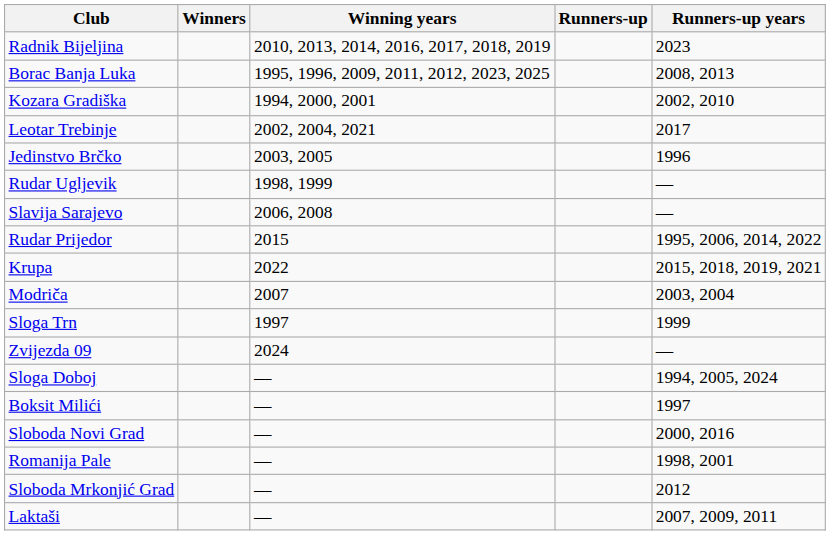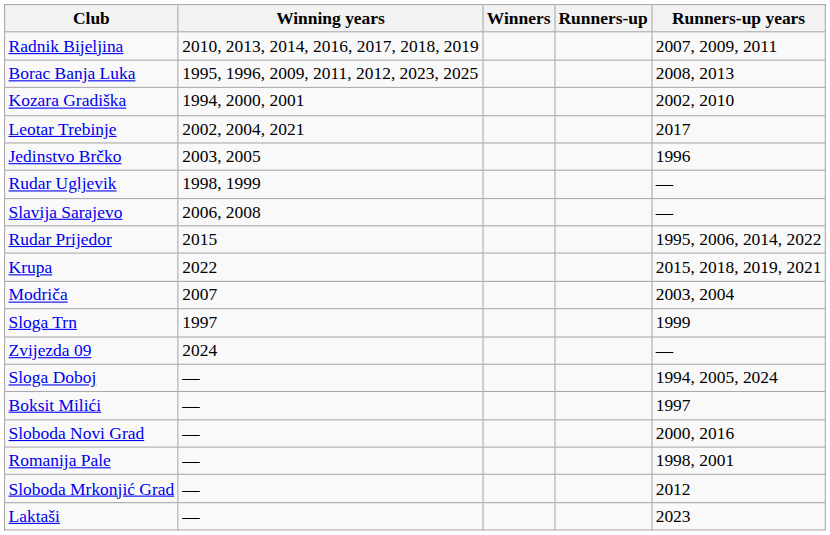columns swapped: (214, 18) <-> (402, 18)
(673, 45) 2023 -> (716, 45) 2007, 2009, 2011
(716, 516) 2007, 2009, 2011 -> (673, 516) 2023
